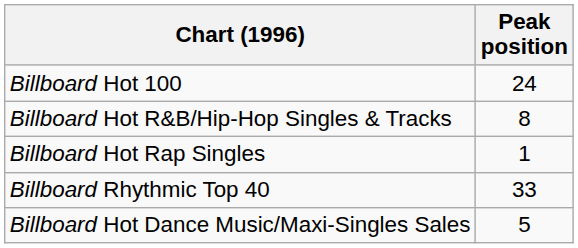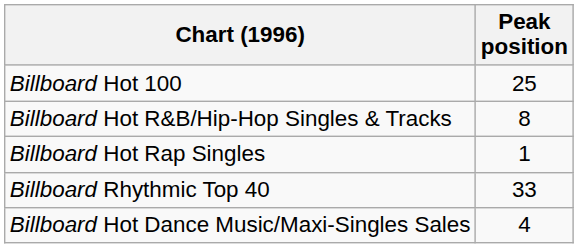(524, 82) 24 -> (524, 82) 25
(524, 225) 5 -> (524, 225) 4
